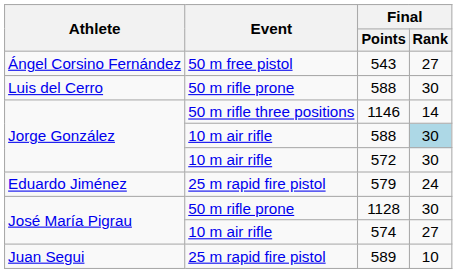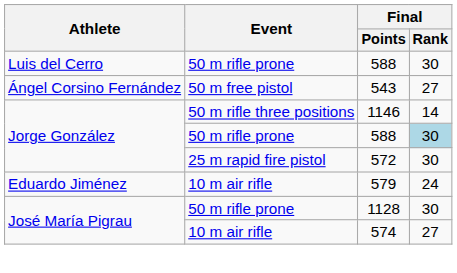rows swapped: (56, 88) <-> (95, 64)
(230, 136) 10 m air rifle -> (241, 136) 50 m rifle prone
(230, 160) 10 m air rifle -> (257, 160) 25 m rapid fire pistol
(257, 184) 25 m rapid fire pistol -> (230, 184) 10 m air rifle
- row: (46, 257)
